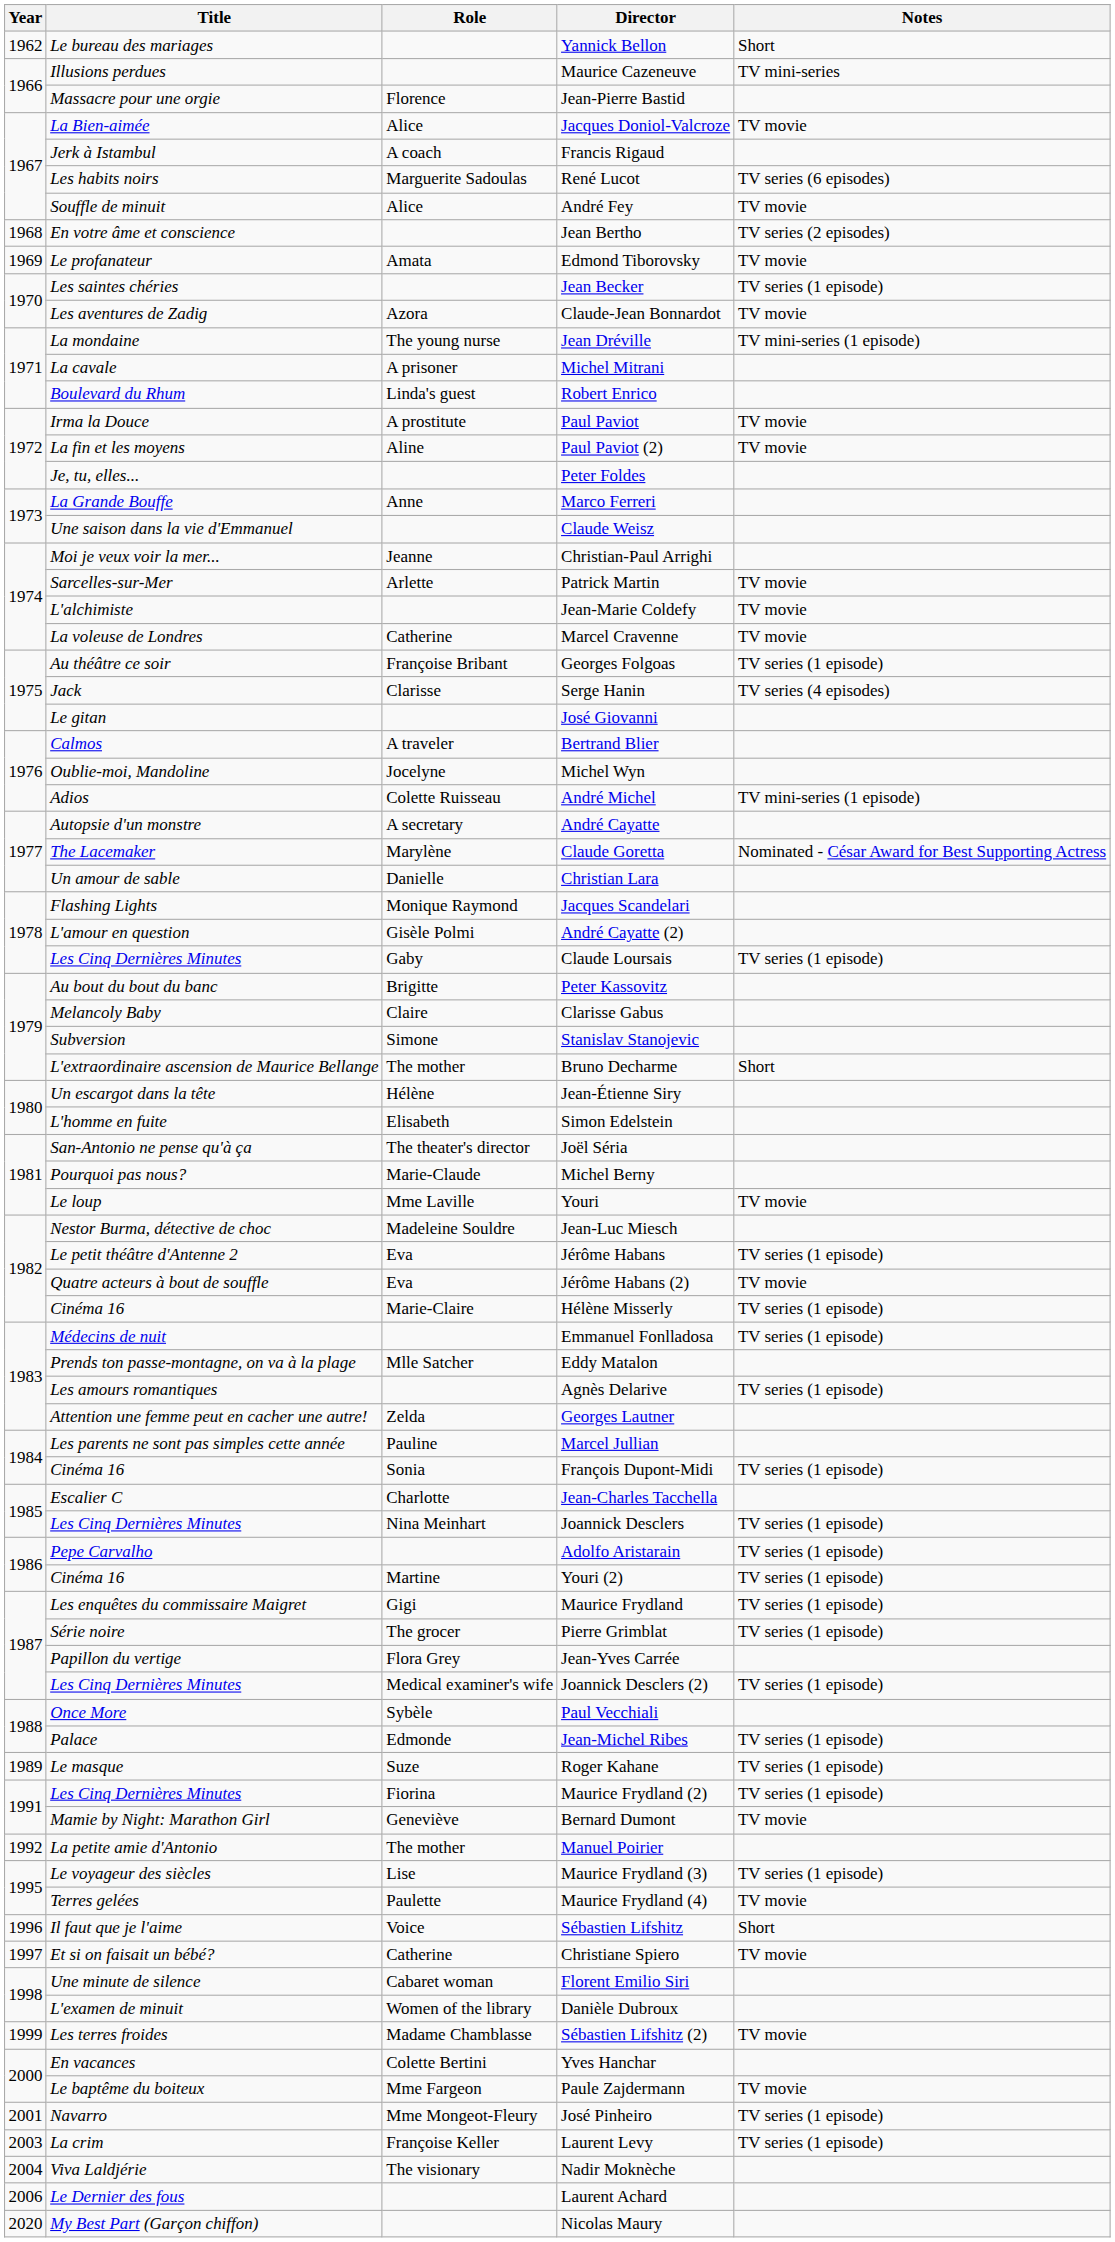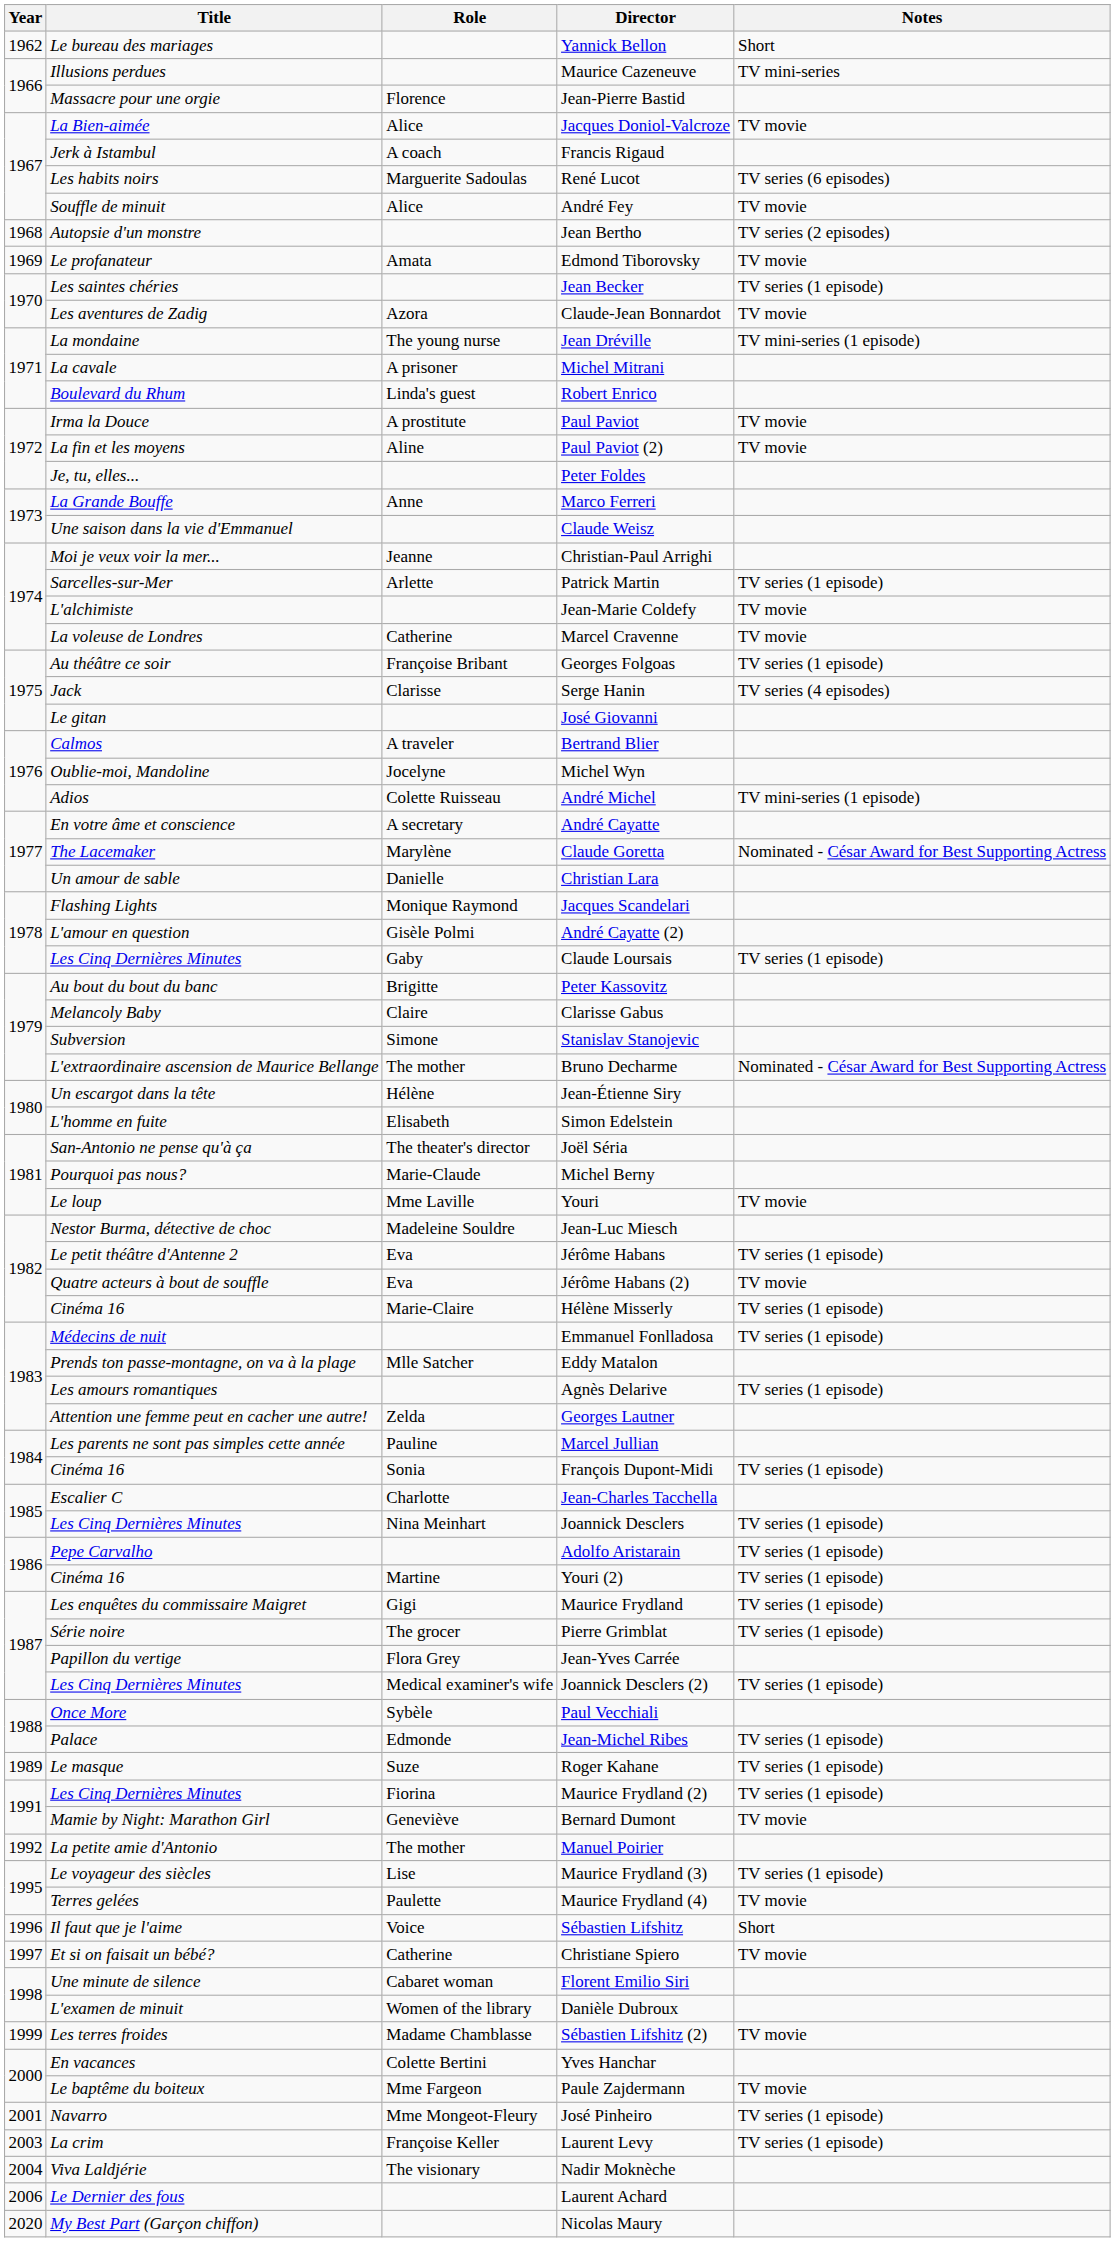(143, 233) En votre âme et conscience -> (126, 233) Autopsie d'un monstre
(772, 582) TV movie -> (811, 582) TV series (1 episode)
(126, 824) Autopsie d'un monstre -> (143, 824) En votre âme et conscience
(756, 1066) Short -> (922, 1066) Nominated - César Award for Best Supporting Actress
